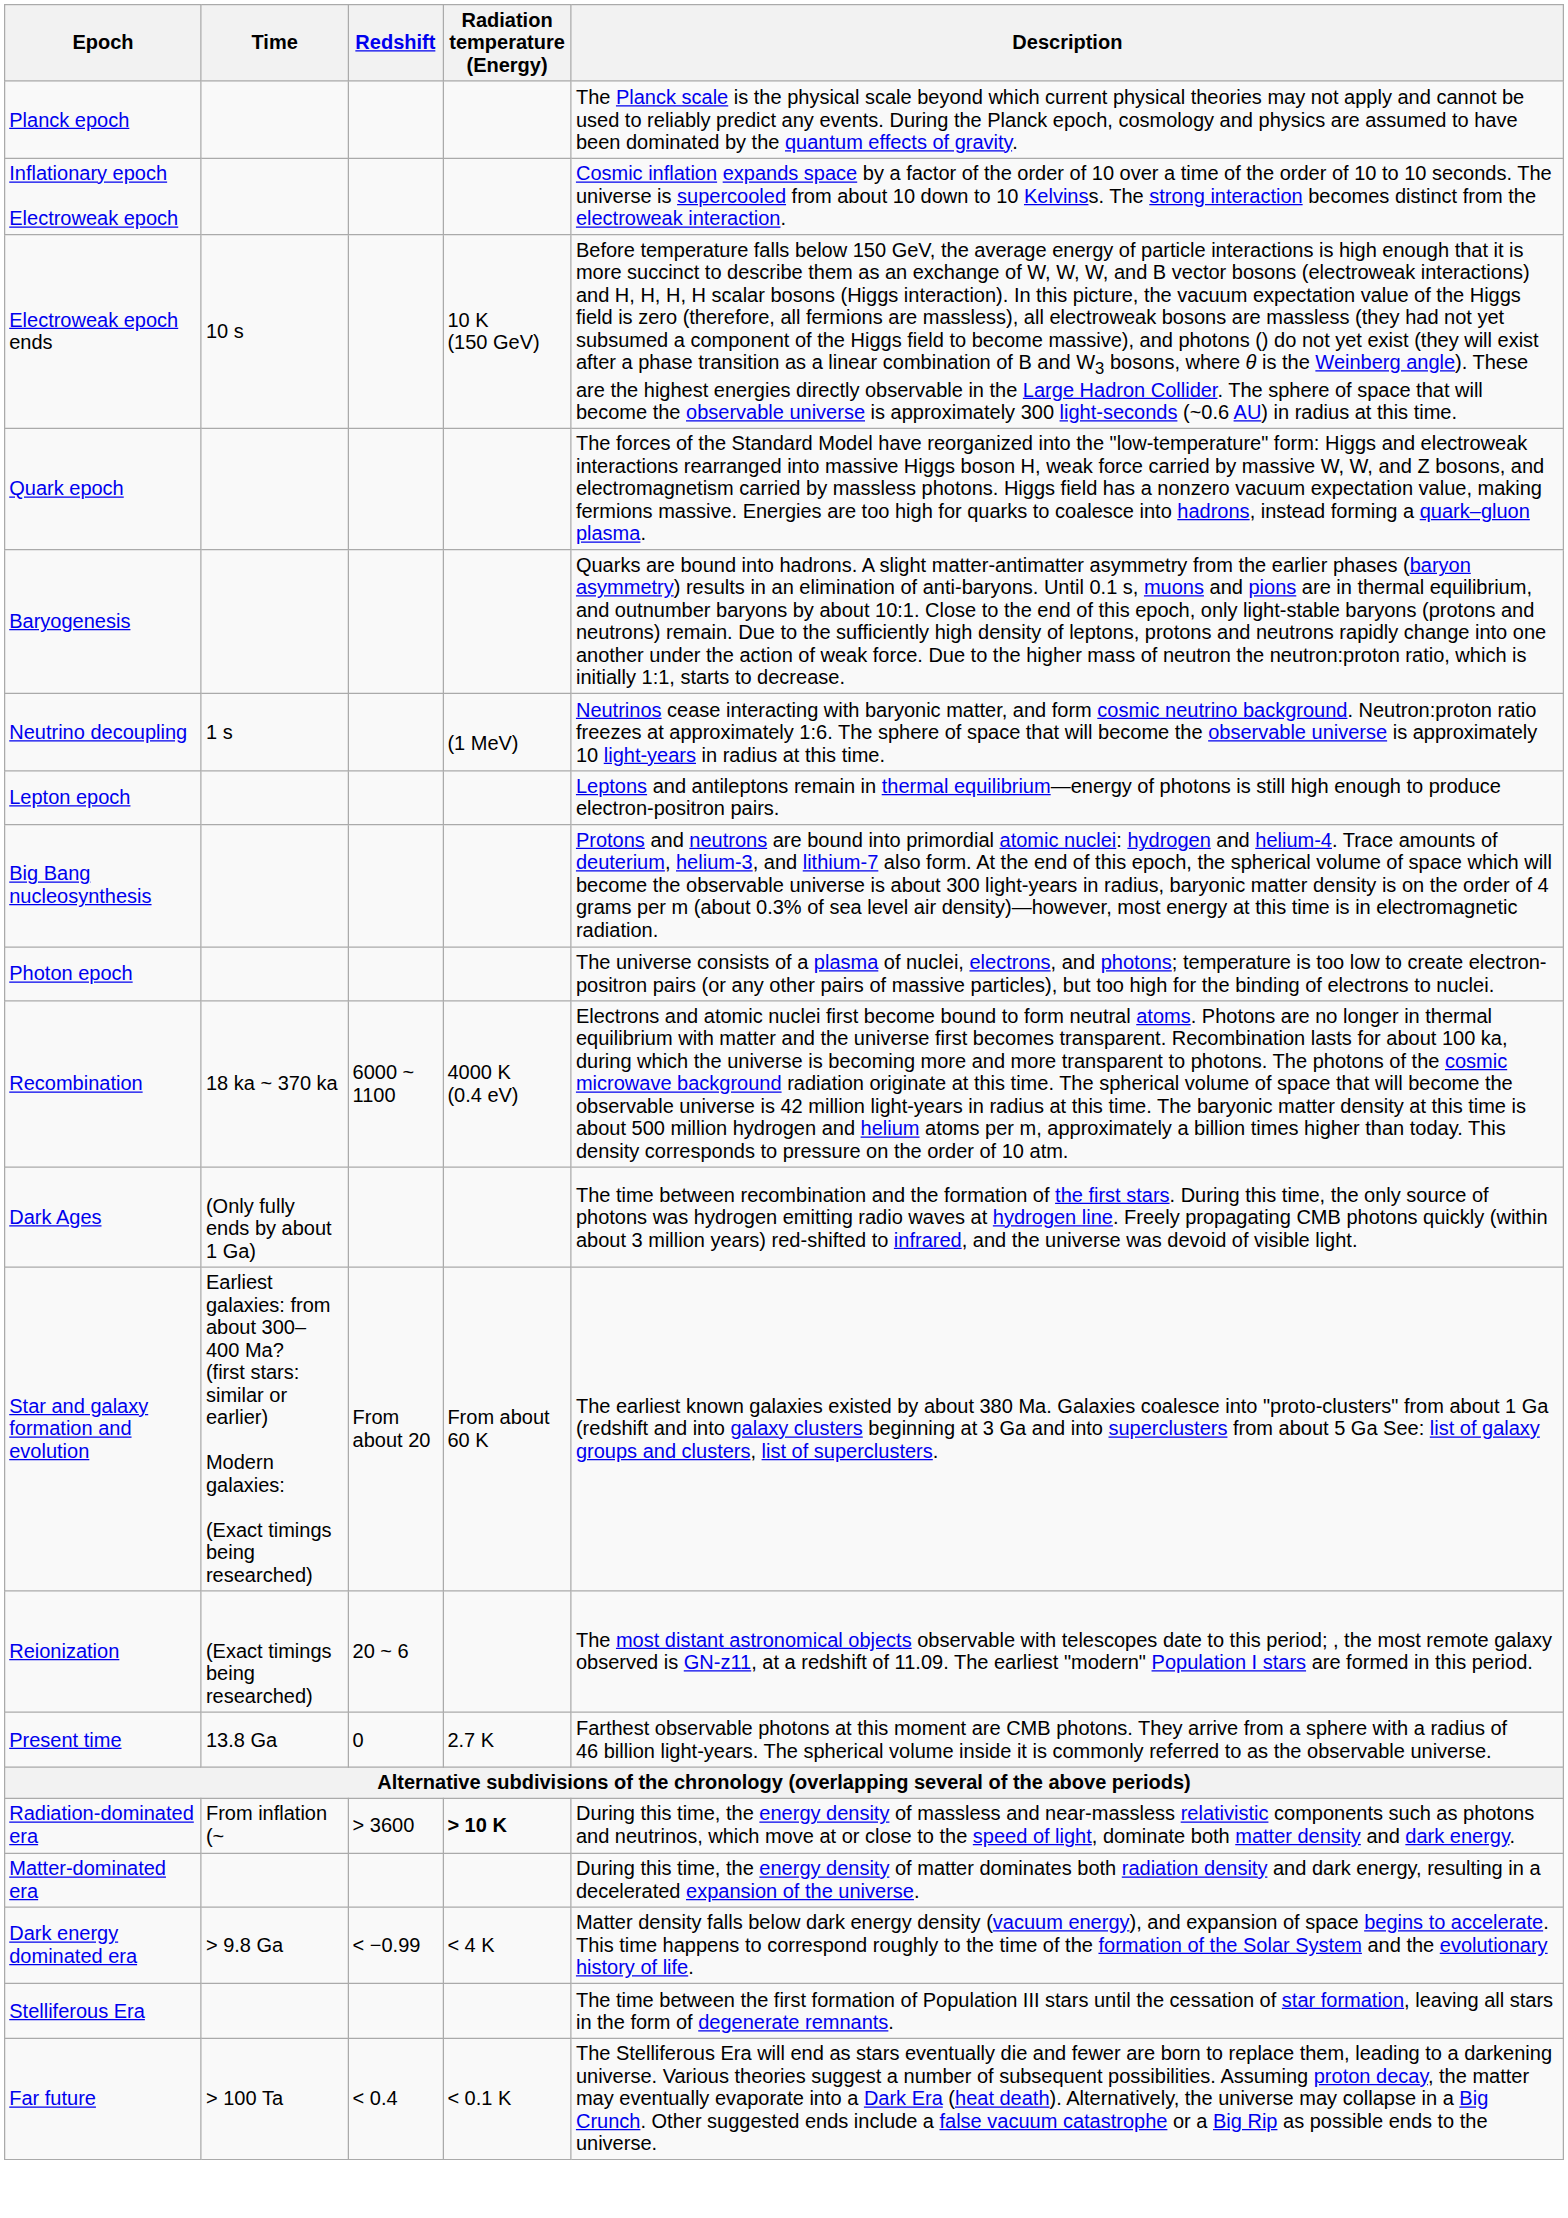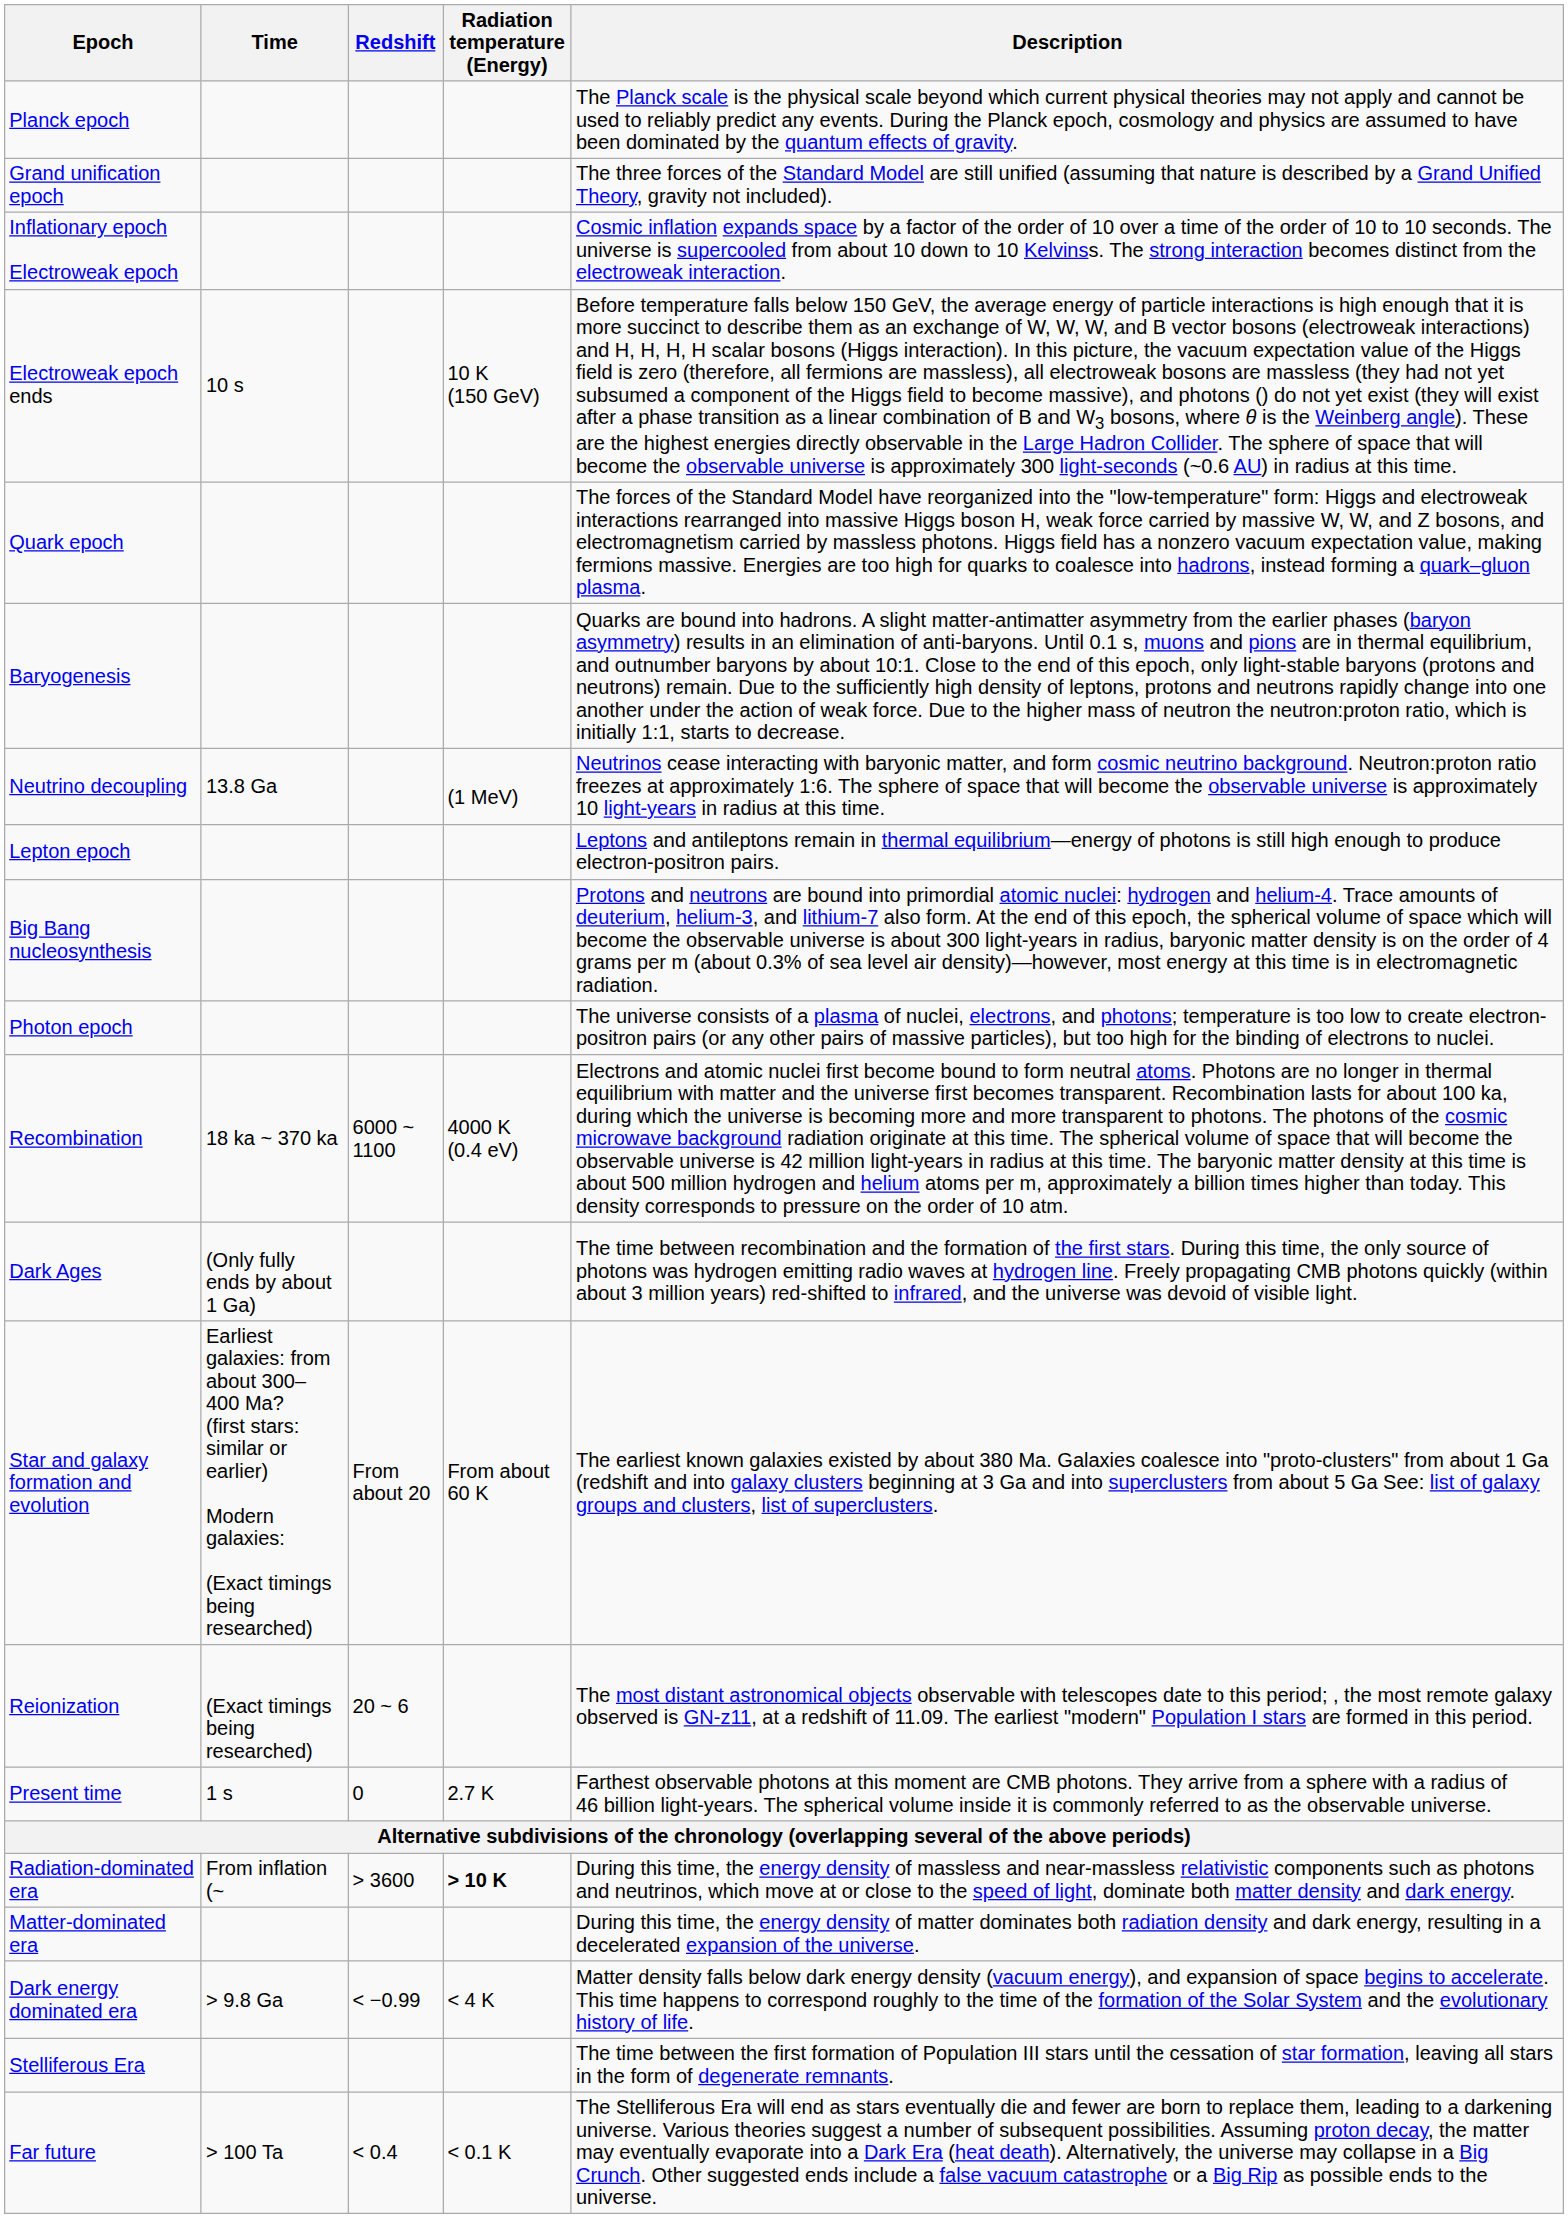+ row: (85, 185)
(219, 732) 1 s -> (242, 786) 13.8 Ga
(242, 1739) 13.8 Ga -> (219, 1793) 1 s
